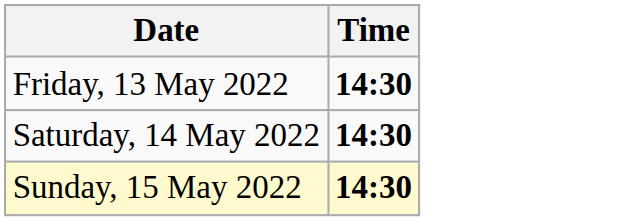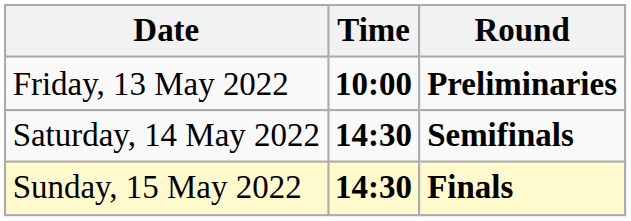+ column: (522, 30)
(374, 82) 14:30 -> (374, 82) 10:00
